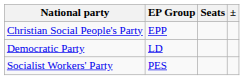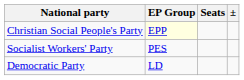(157, 30) no background -> (157, 30) lightyellow background
rows swapped: (46, 48) <-> (60, 65)
